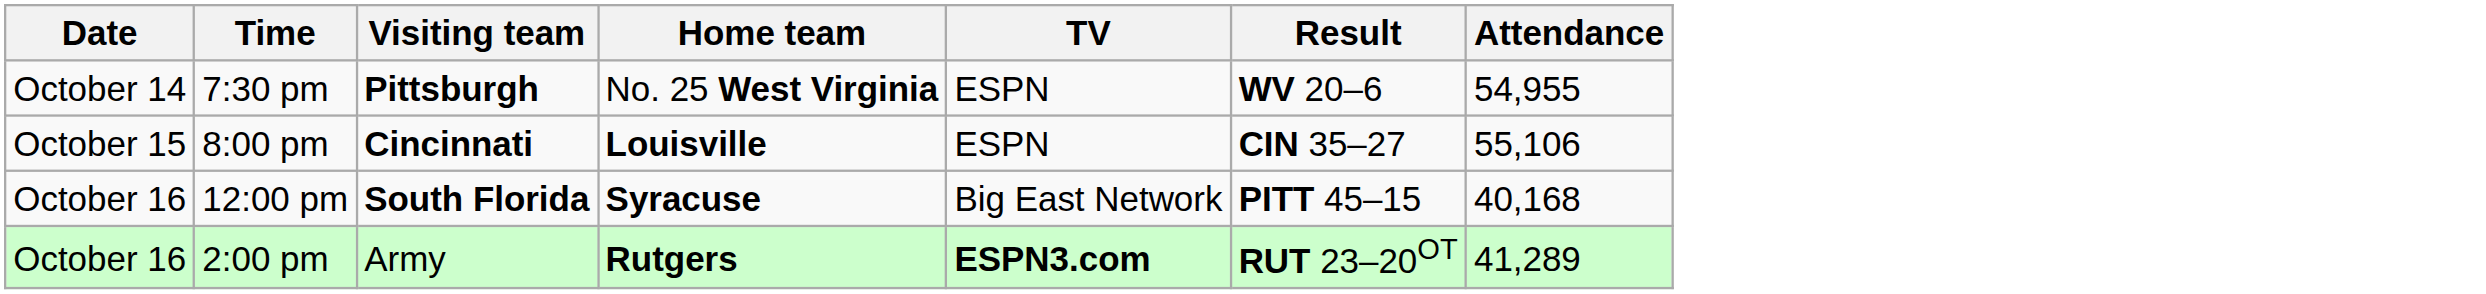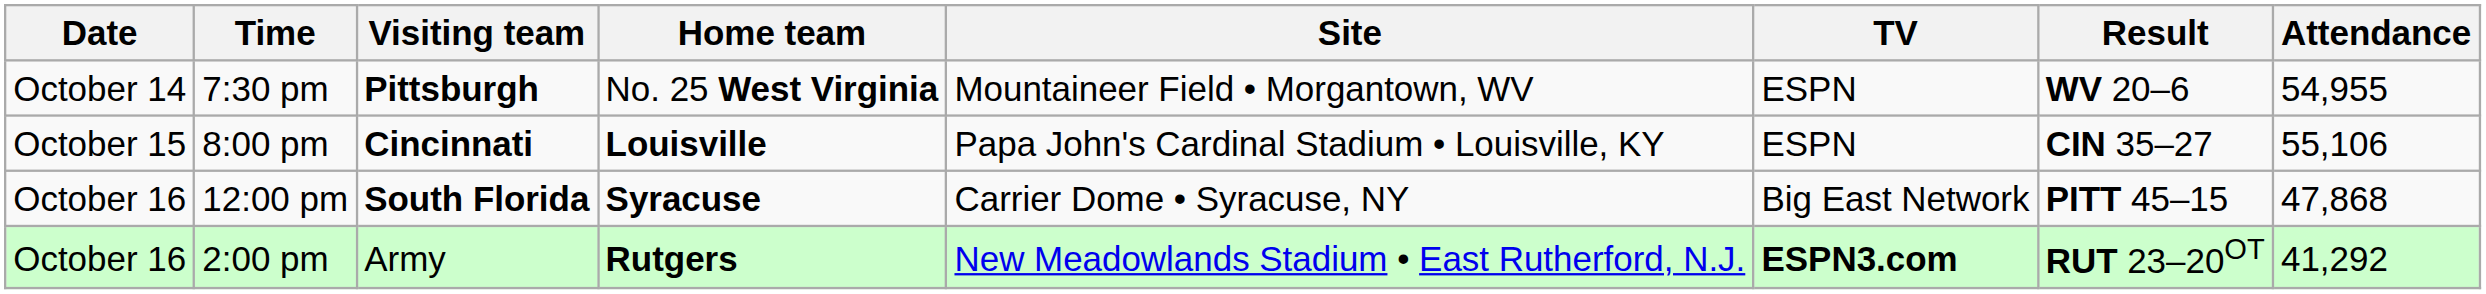+ column: (1350, 33)
(1527, 199) 40,168 -> (2334, 199) 47,868
(1527, 258) 41,289 -> (2334, 258) 41,292
